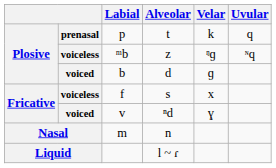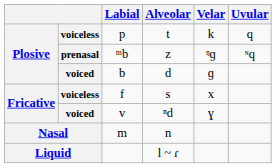(80, 34) prenasal -> (80, 34) voiceless
(80, 54) voiceless -> (80, 54) prenasal
